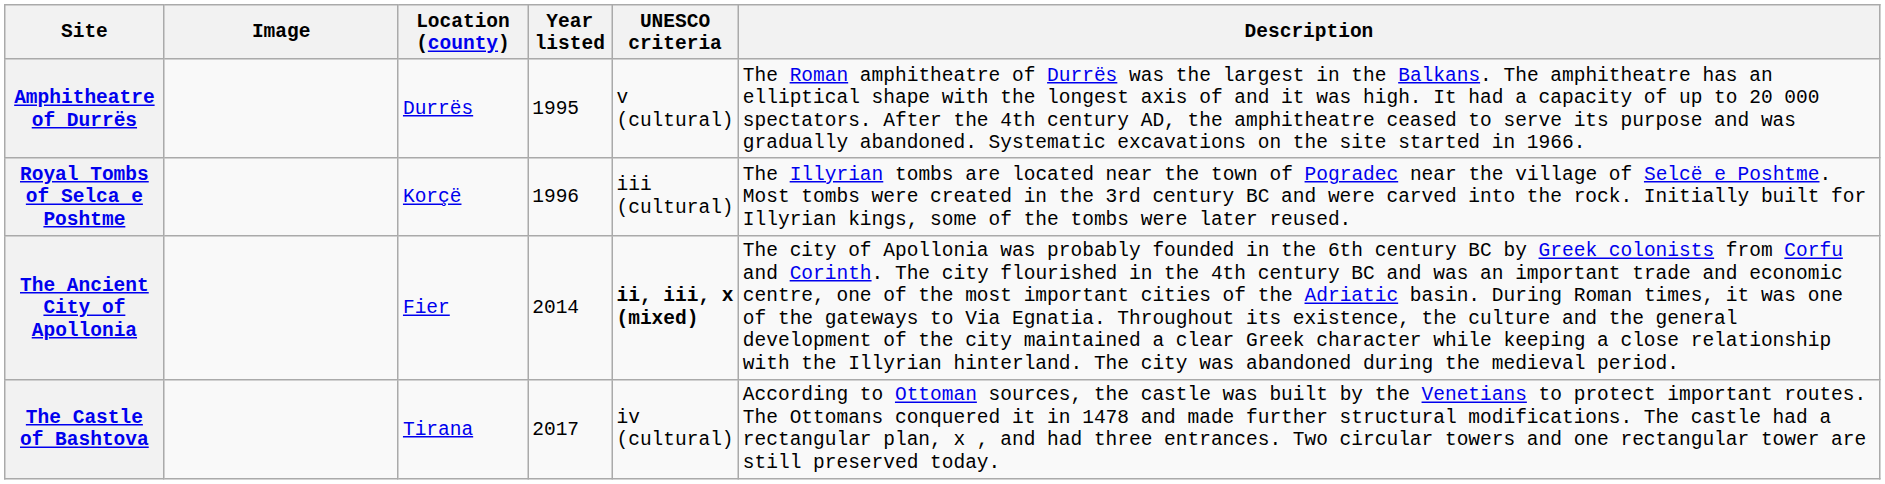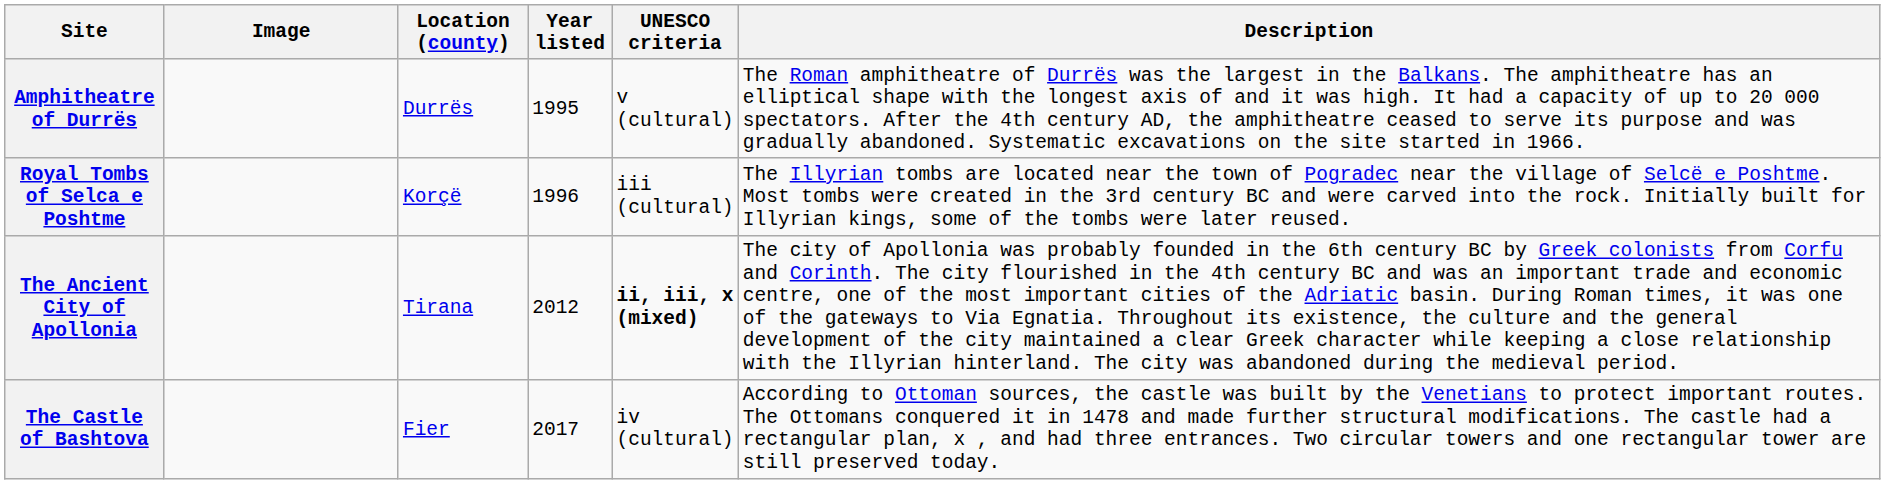(426, 307) Fier -> (438, 307) Tirana
(556, 307) 2014 -> (556, 307) 2012
(438, 429) Tirana -> (426, 429) Fier
